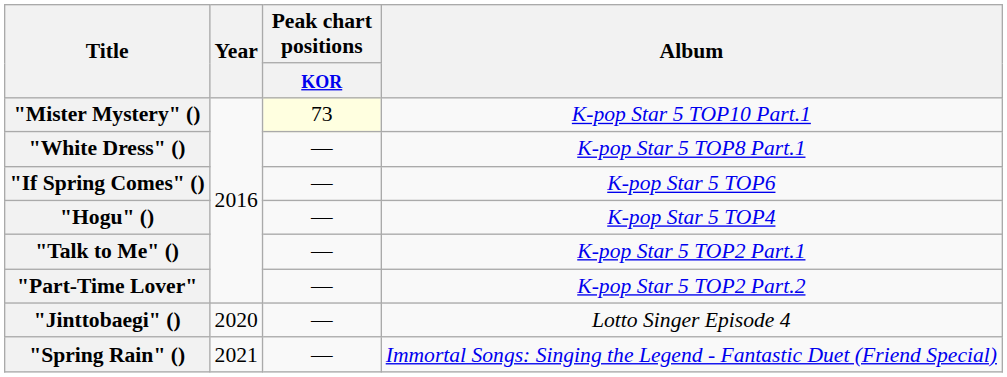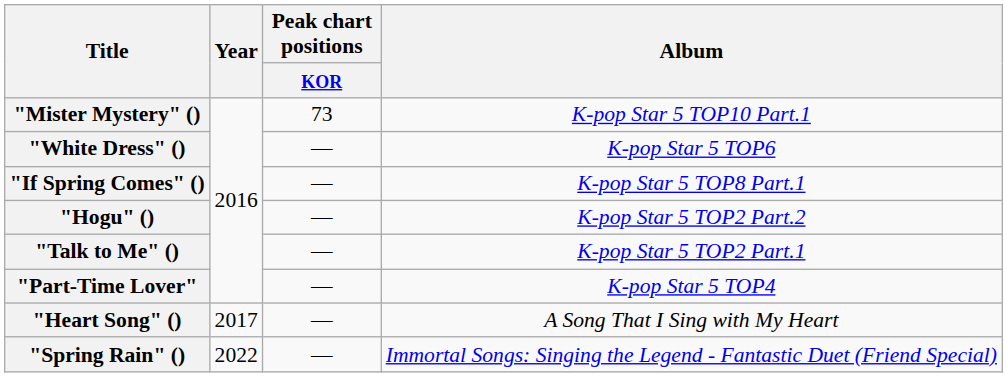(322, 114) lightyellow background -> (322, 114) no background
(691, 148) K-pop Star 5 TOP8 Part.1 -> (691, 148) K-pop Star 5 TOP6
(691, 182) K-pop Star 5 TOP6 -> (691, 182) K-pop Star 5 TOP8 Part.1
(691, 217) K-pop Star 5 TOP4 -> (691, 217) K-pop Star 5 TOP2 Part.2
(691, 285) K-pop Star 5 TOP2 Part.2 -> (691, 285) K-pop Star 5 TOP4
+ row: (107, 319)
- row: (107, 319)
(236, 354) 2021 -> (236, 354) 2022
